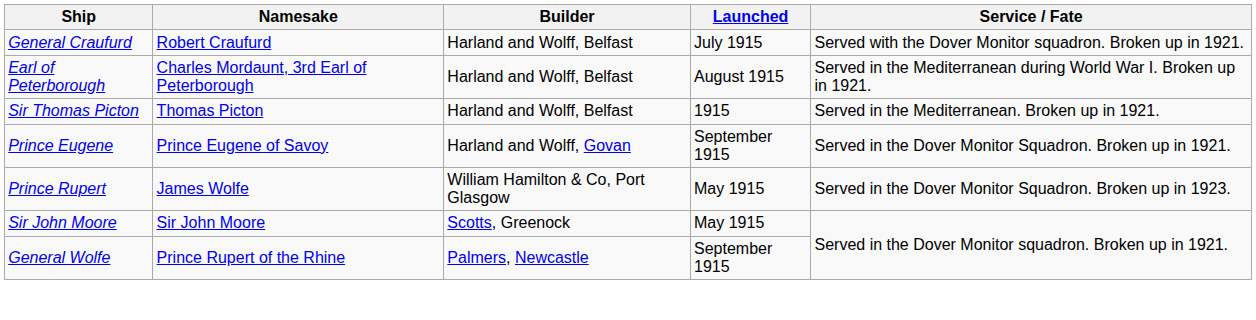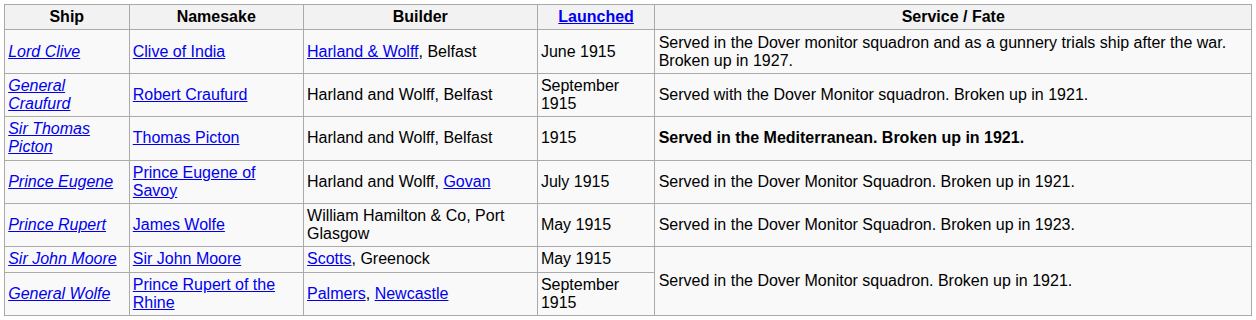+ row: (44, 51)
(728, 42) July 1915 -> (580, 94) September 1915
- row: (57, 76)
(987, 111) normal -> (841, 138) bold
(733, 145) September 1915 -> (575, 181) July 1915
